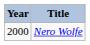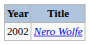(18, 31) 2000 -> (18, 31) 2002
